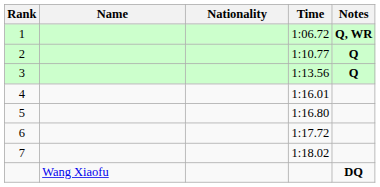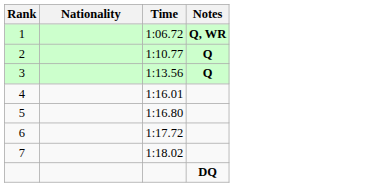- column: (112, 14)
